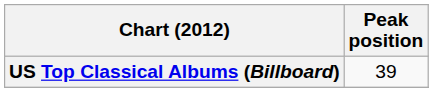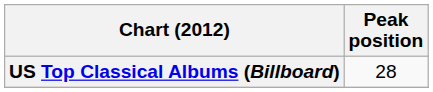(386, 71) 39 -> (386, 71) 28
